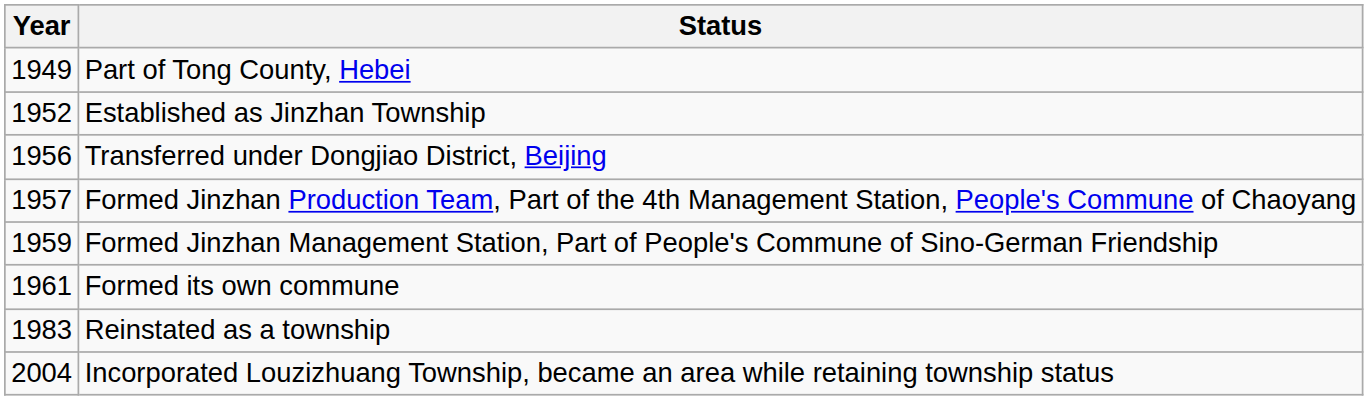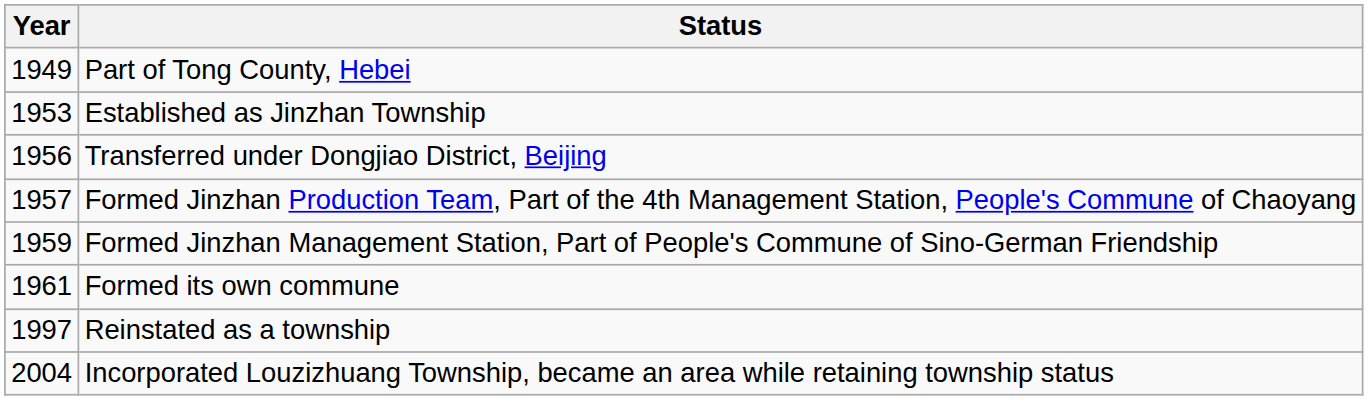(42, 112) 1952 -> (42, 112) 1953
(42, 329) 1983 -> (42, 329) 1997
